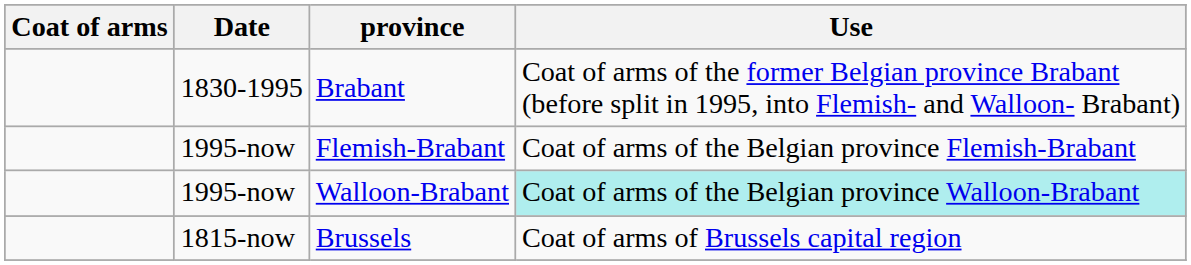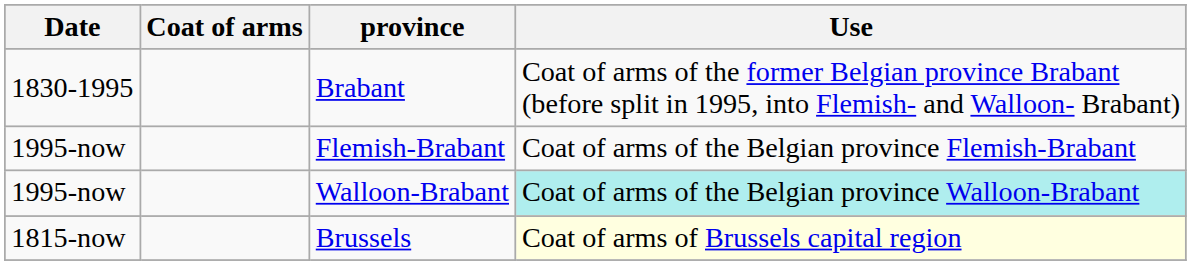columns swapped: (90, 26) <-> (242, 26)
(742, 237) no background -> (742, 237) lightyellow background
